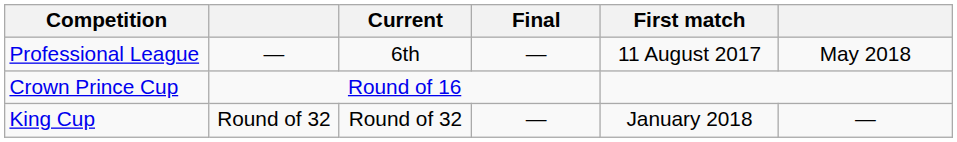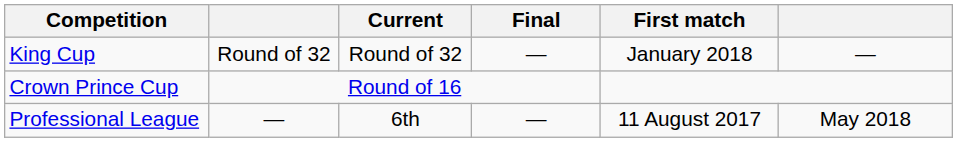rows swapped: (104, 53) <-> (52, 119)
